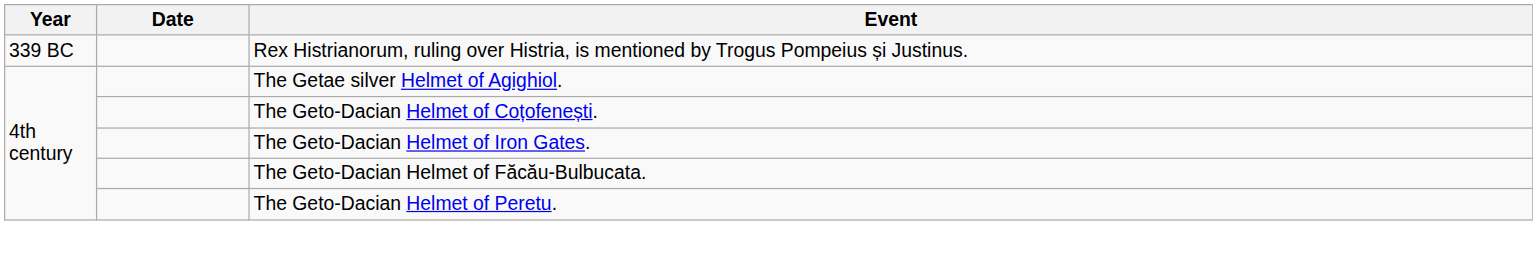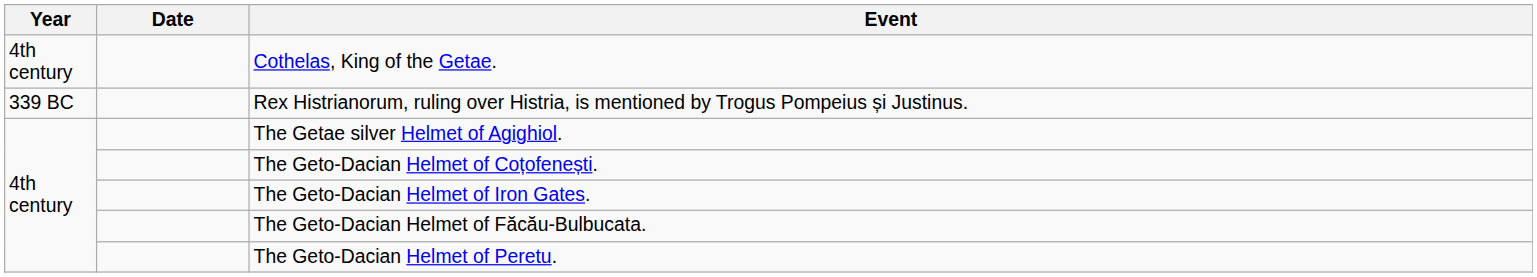+ row: (375, 61)
